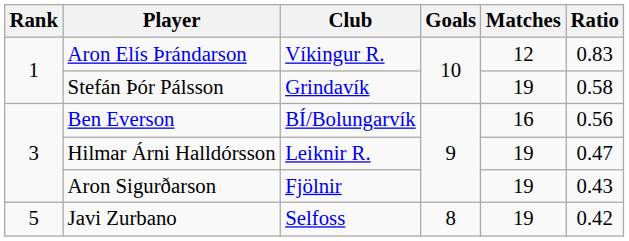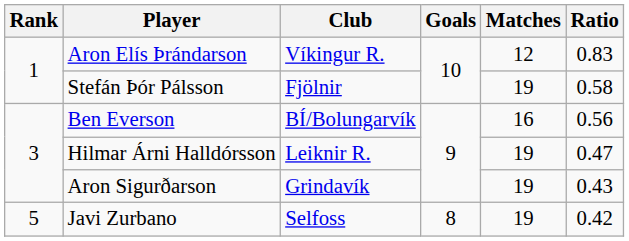(327, 86) Grindavík -> (313, 86) Fjölnir
(313, 185) Fjölnir -> (327, 185) Grindavík
